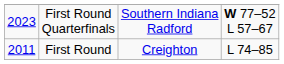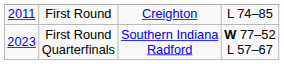rows swapped: (78, 49) <-> (78, 21)
